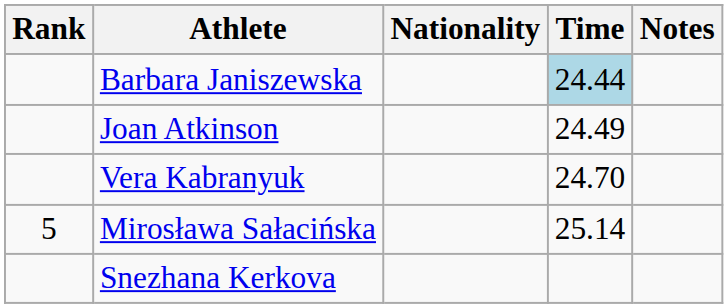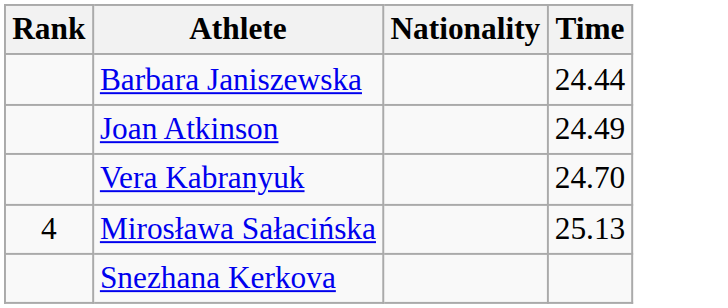- column: (677, 29)
(590, 79) lightblue background -> (590, 79) no background
(49, 228) 5 -> (49, 228) 4
(590, 228) 25.14 -> (590, 228) 25.13
